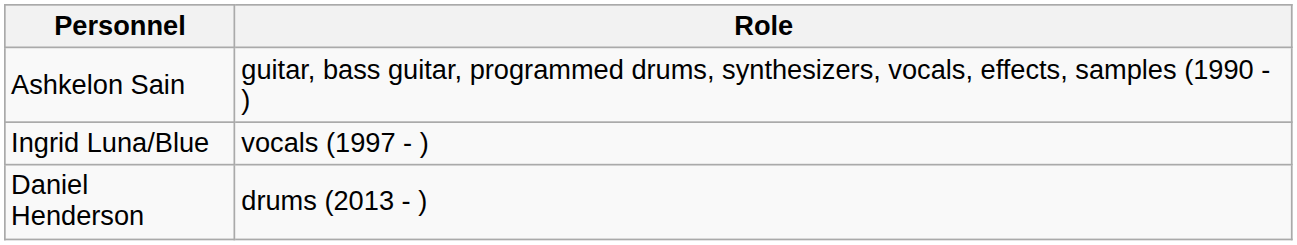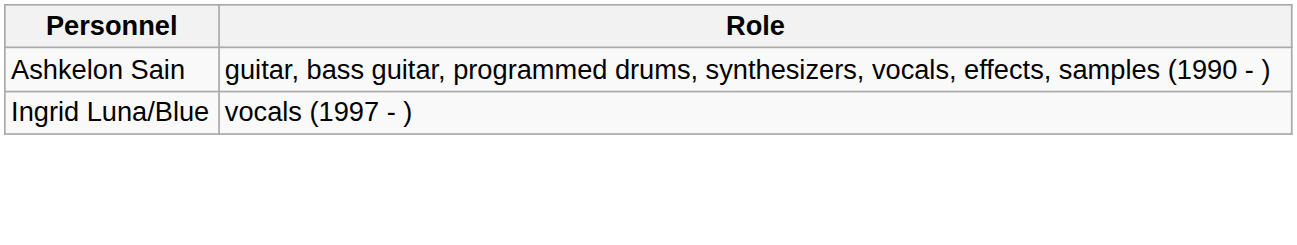- row: (78, 201)
